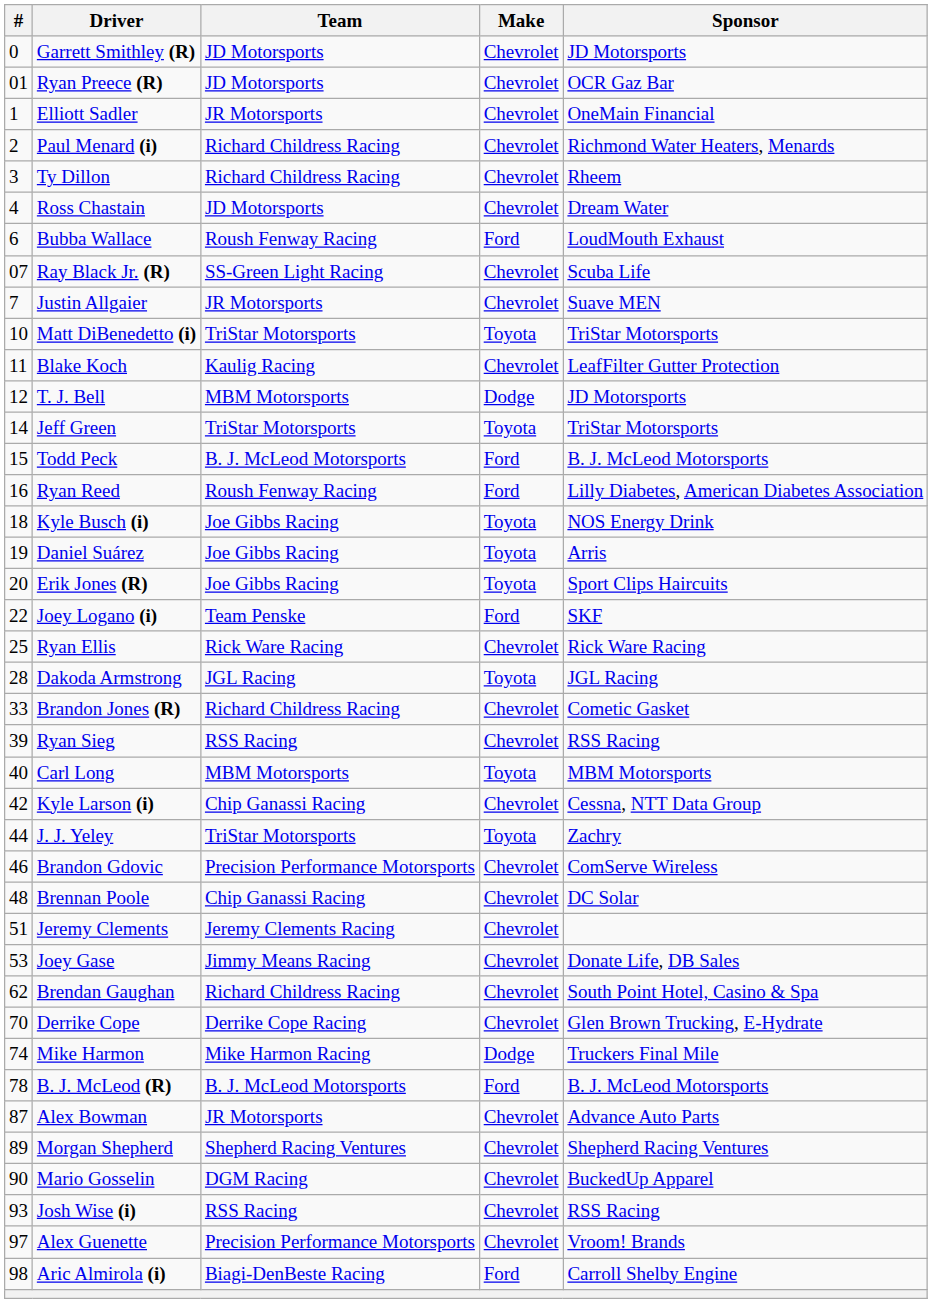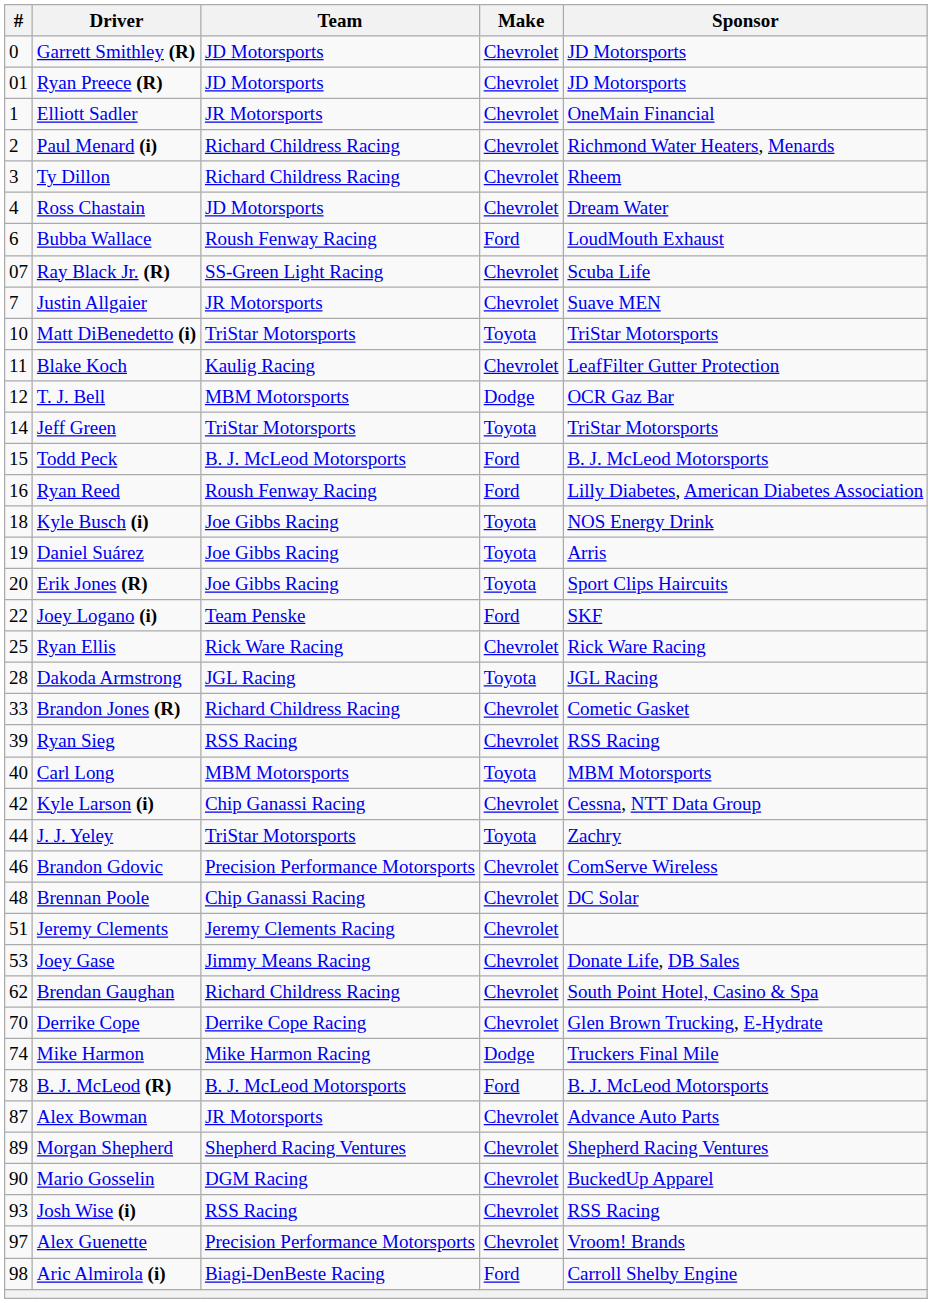(621, 83) OCR Gaz Bar -> (627, 83) JD Motorsports
(627, 396) JD Motorsports -> (621, 396) OCR Gaz Bar
